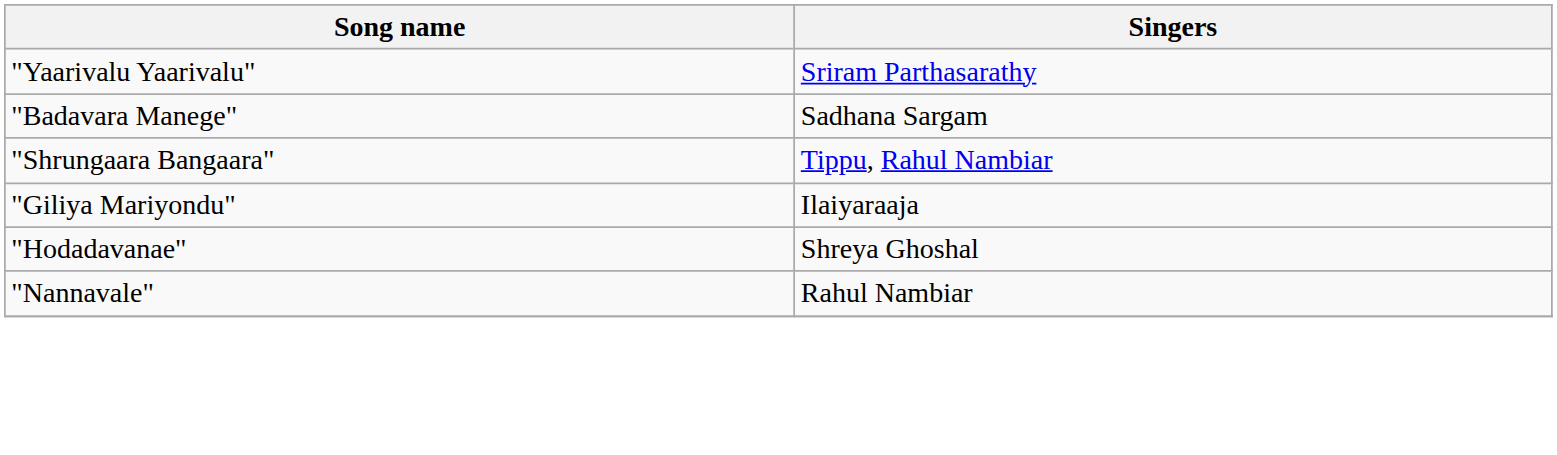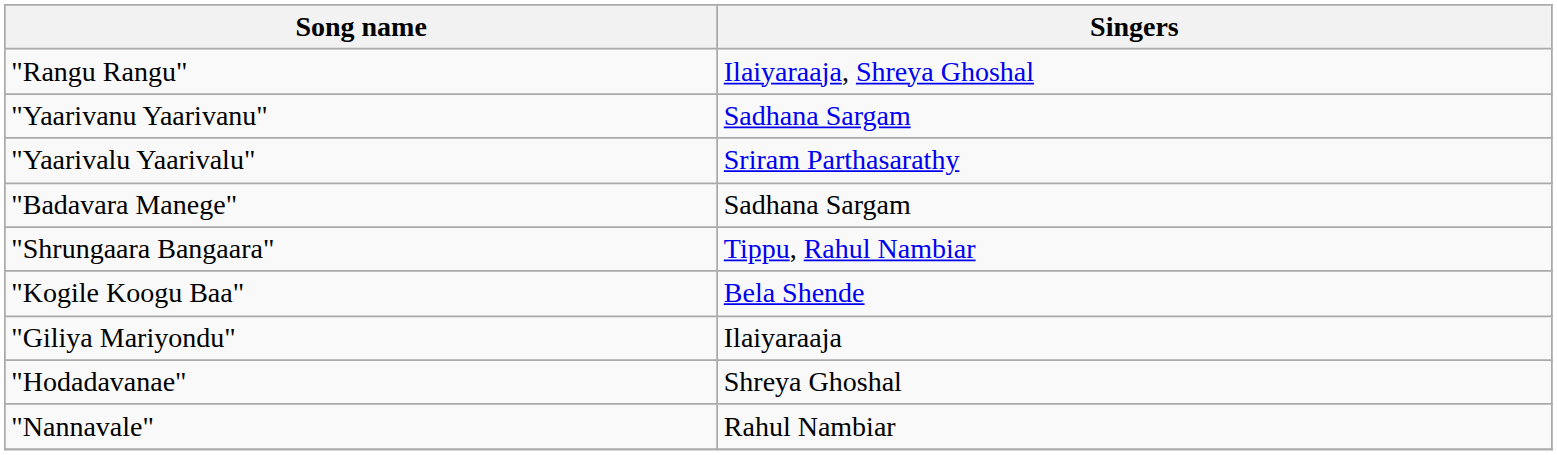+ row: (99, 71)
+ row: (140, 115)
+ row: (128, 293)
